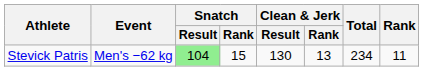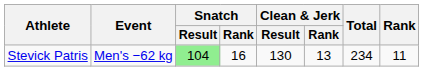(238, 56) 15 -> (238, 56) 16
